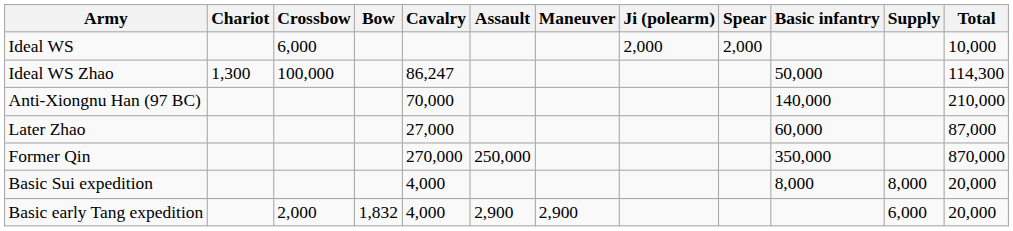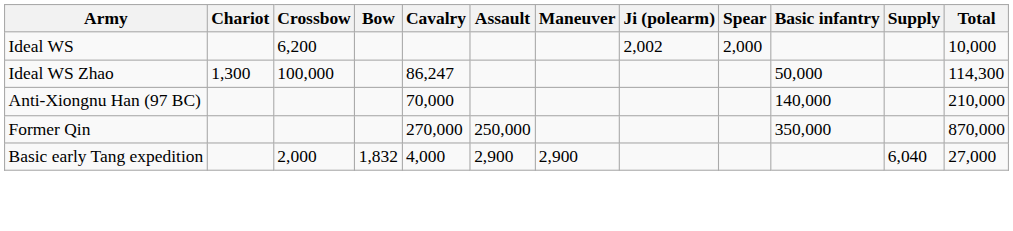(297, 45) 6,000 -> (297, 45) 6,200
(643, 45) 2,000 -> (643, 45) 2,002
- row: (47, 128)
- row: (81, 184)
(907, 211) 6,000 -> (907, 156) 6,040
(972, 211) 20,000 -> (972, 156) 27,000
